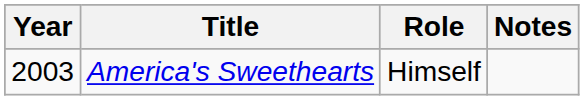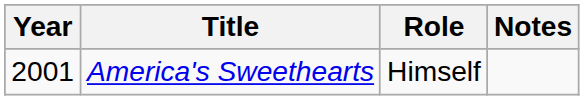(43, 71) 2003 -> (43, 71) 2001
